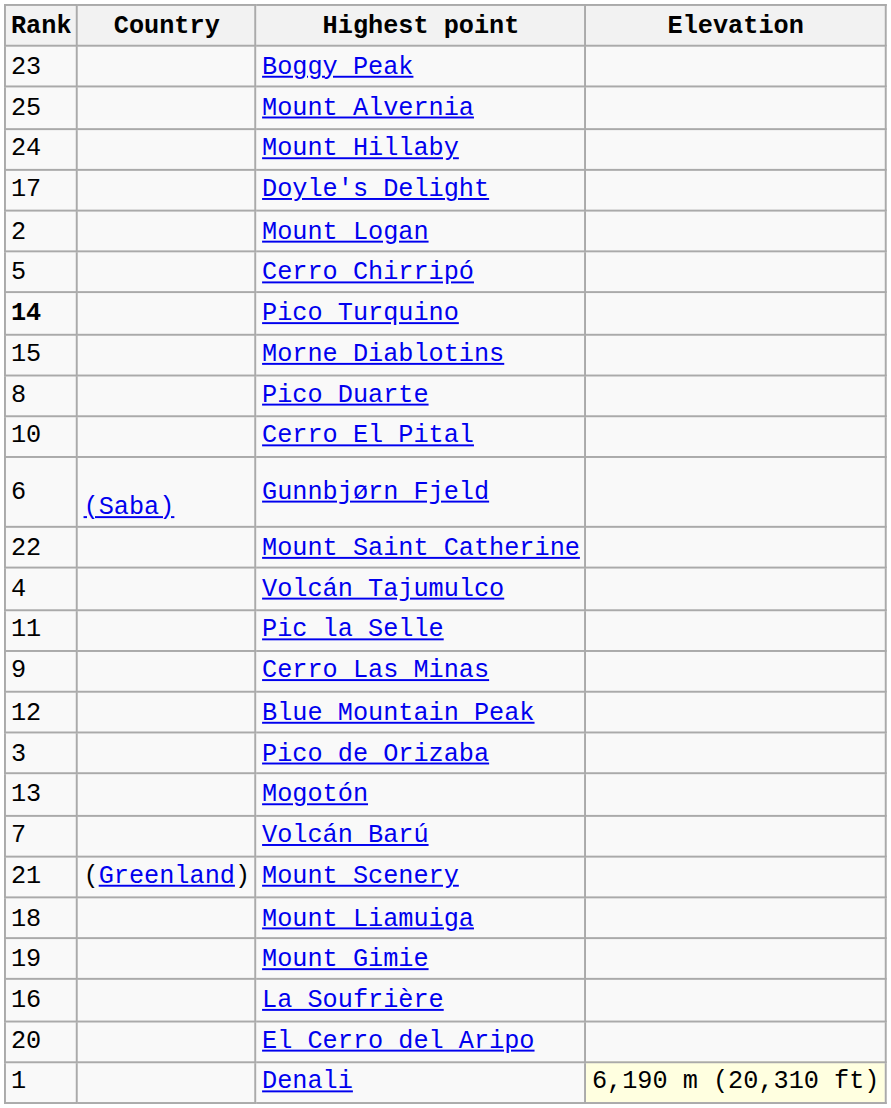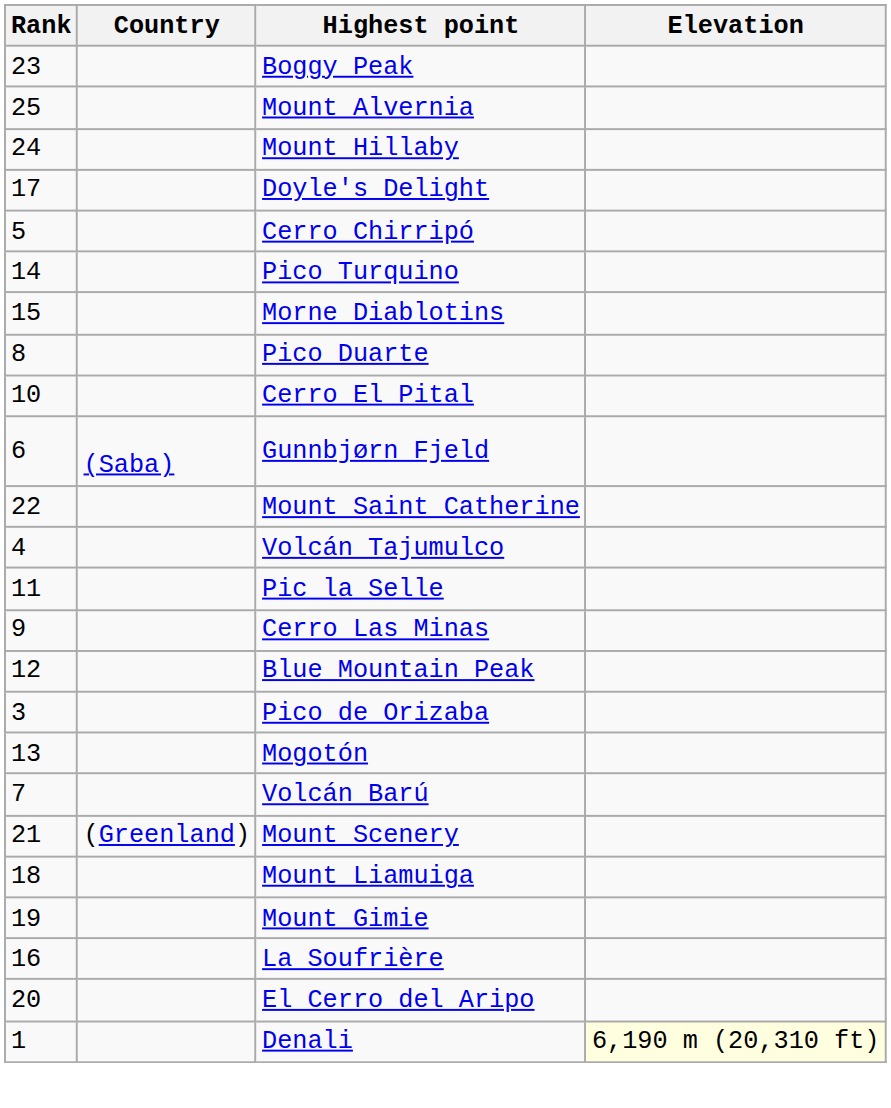- row: (345, 231)
(26, 313) bold -> (26, 272) normal
